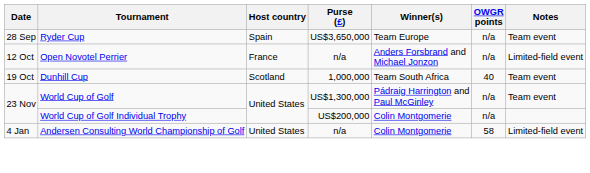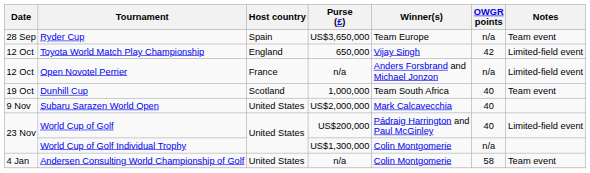+ row: (122, 52)
+ row: (100, 106)
(340, 96) US$1,300,000 -> (344, 126) US$200,000
(489, 96) n/a -> (489, 126) 40
(532, 96) Team event -> (546, 126) Limited-field event
(344, 116) US$200,000 -> (340, 146) US$1,300,000
(546, 131) Limited-field event -> (532, 160) Team event
